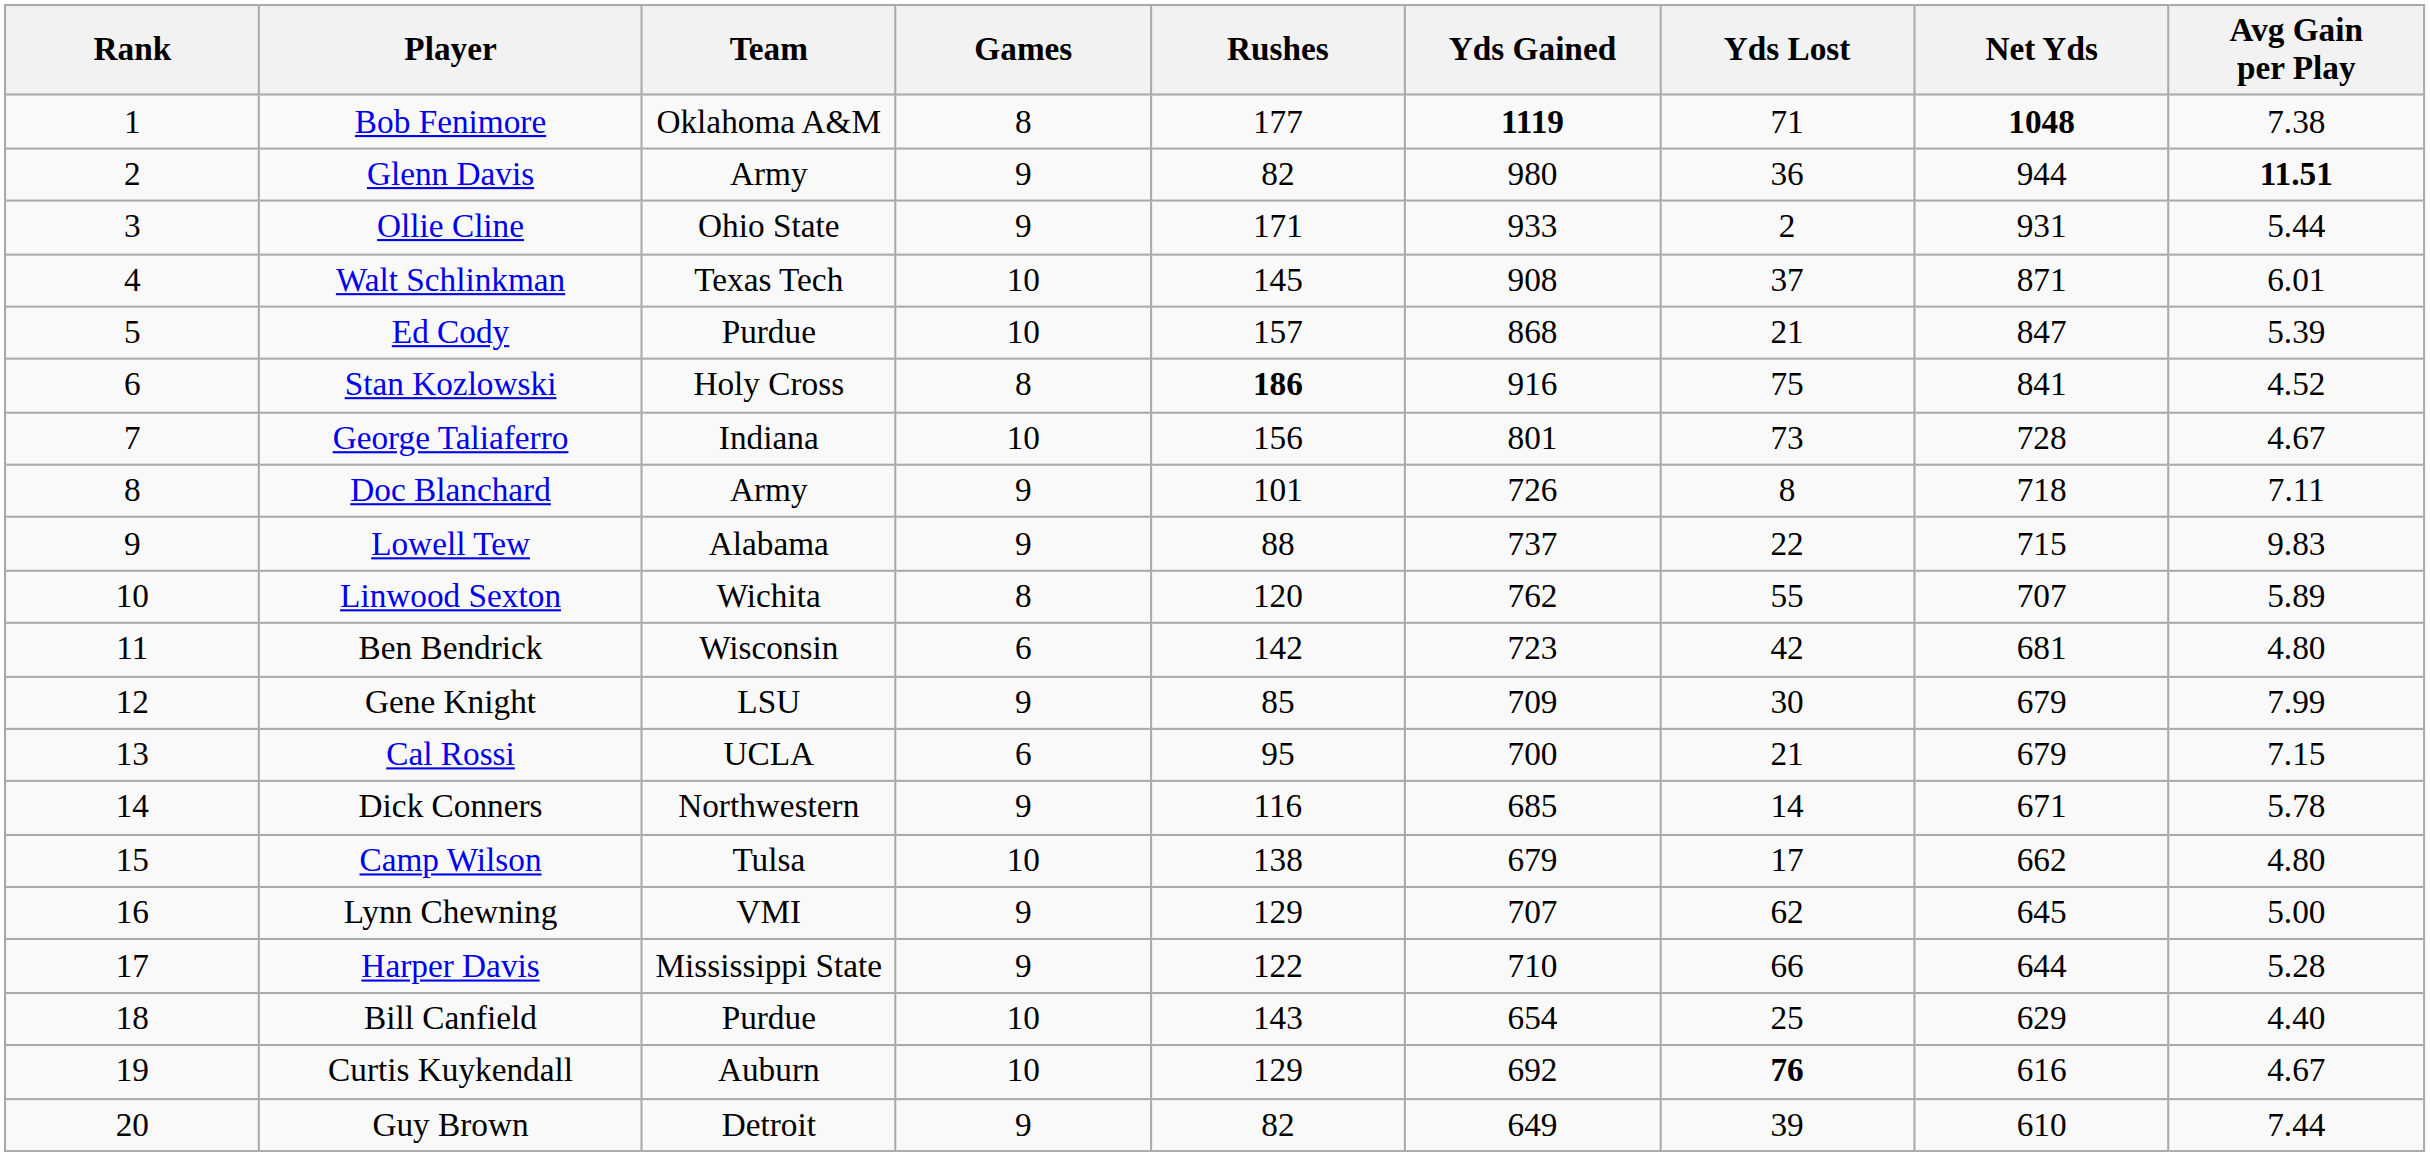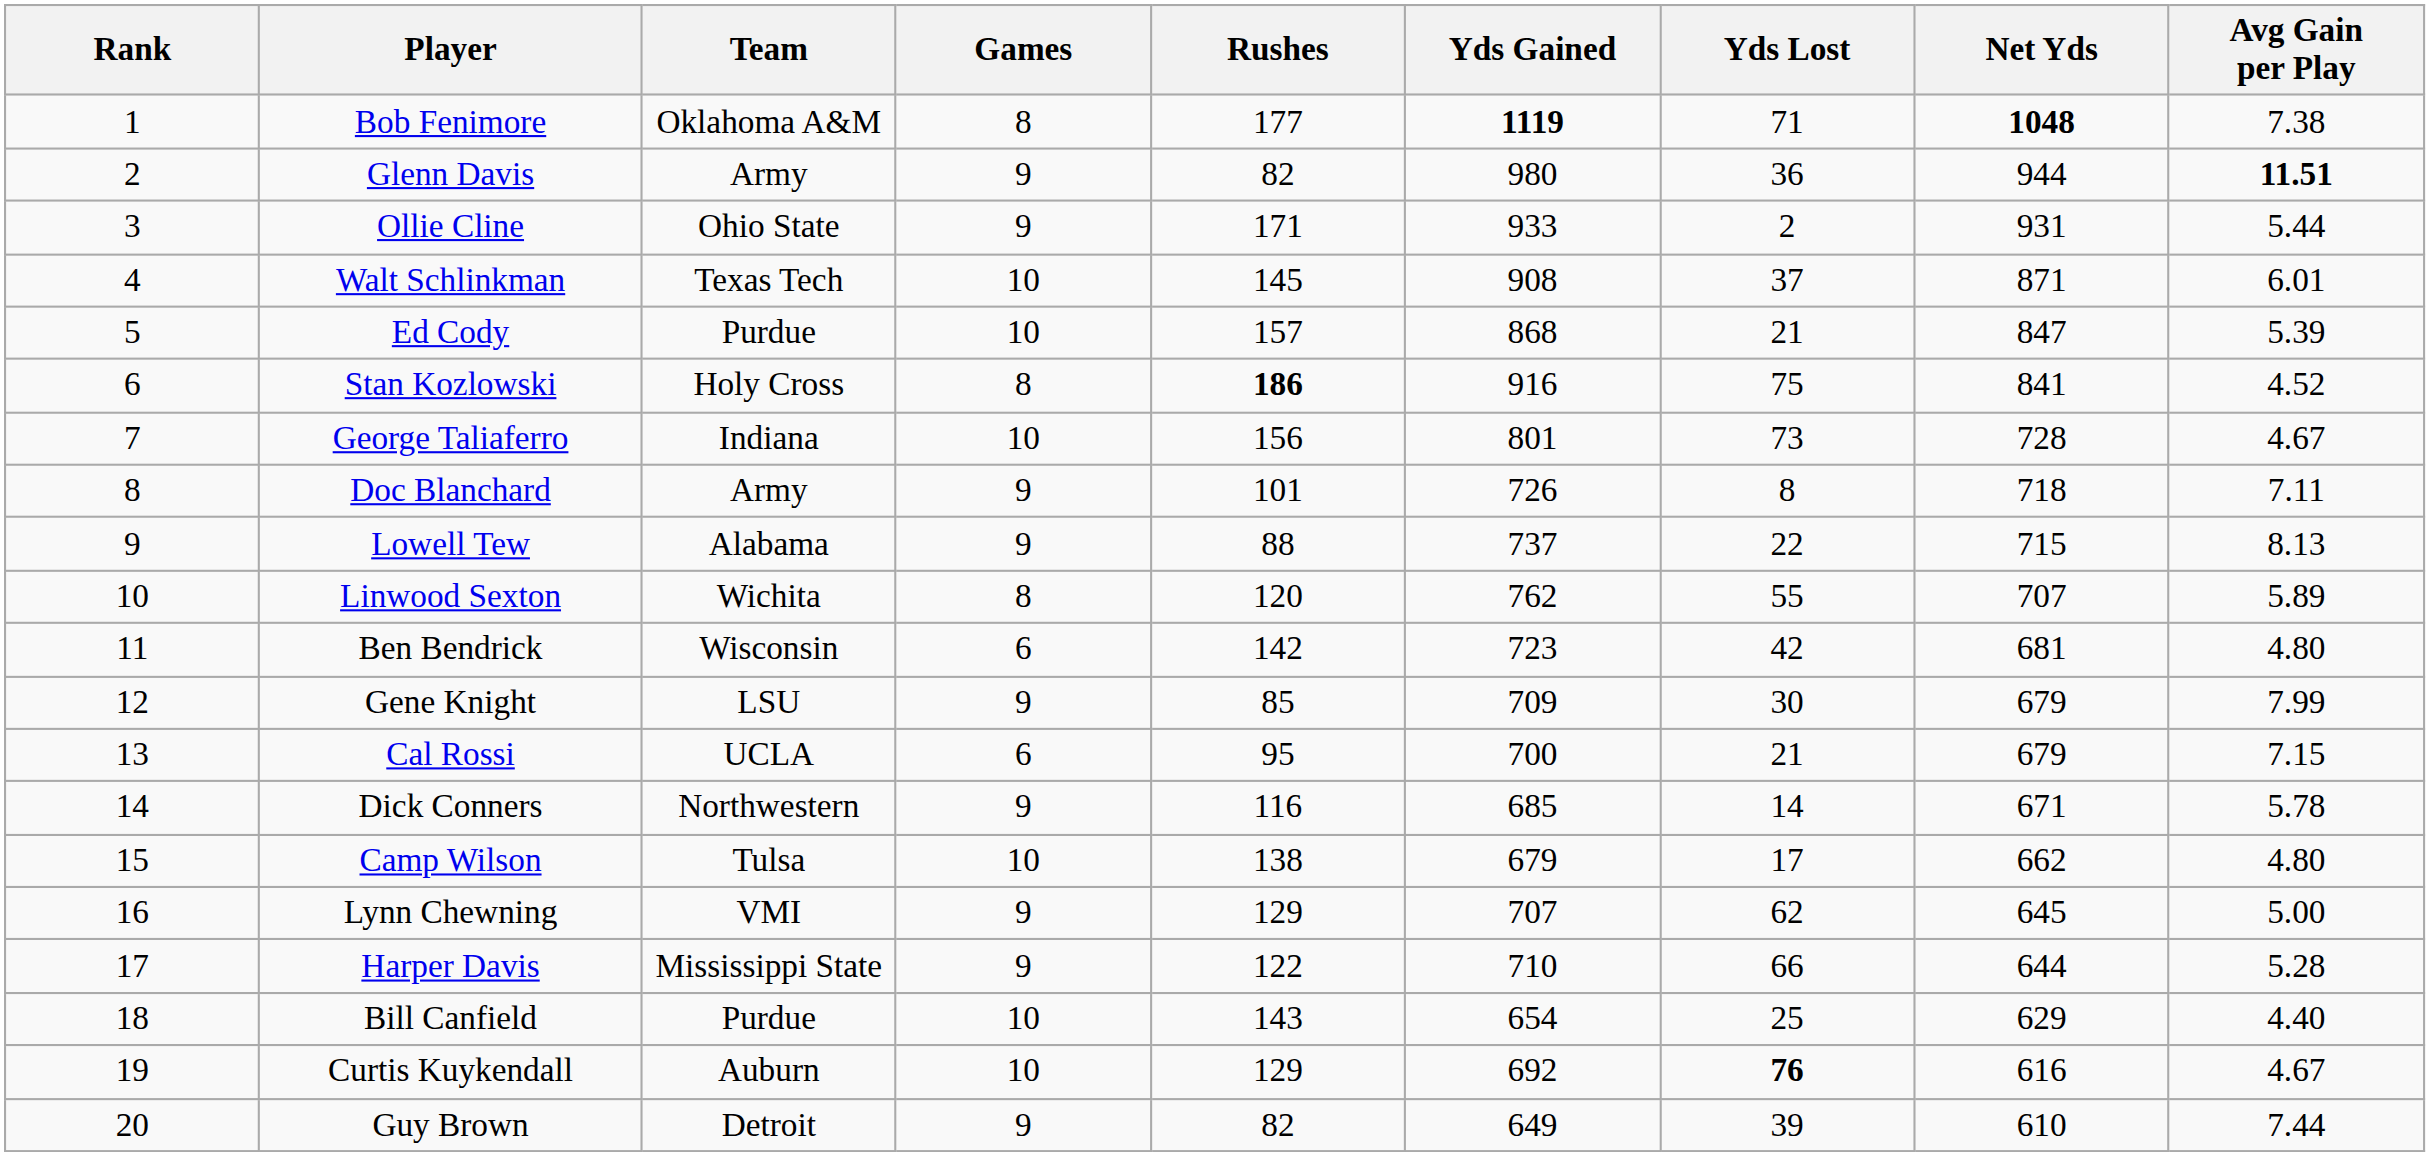(2296, 543) 9.83 -> (2296, 543) 8.13
